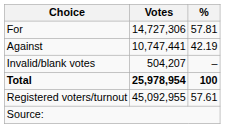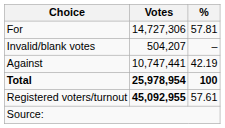rows swapped: (25, 47) <-> (51, 64)
(159, 98) normal -> (159, 98) bold
